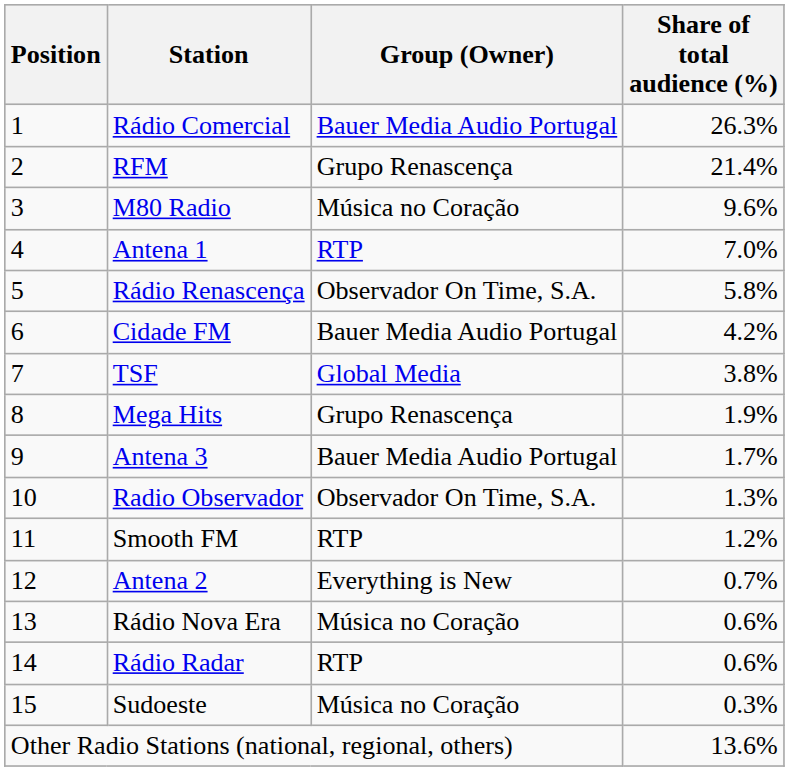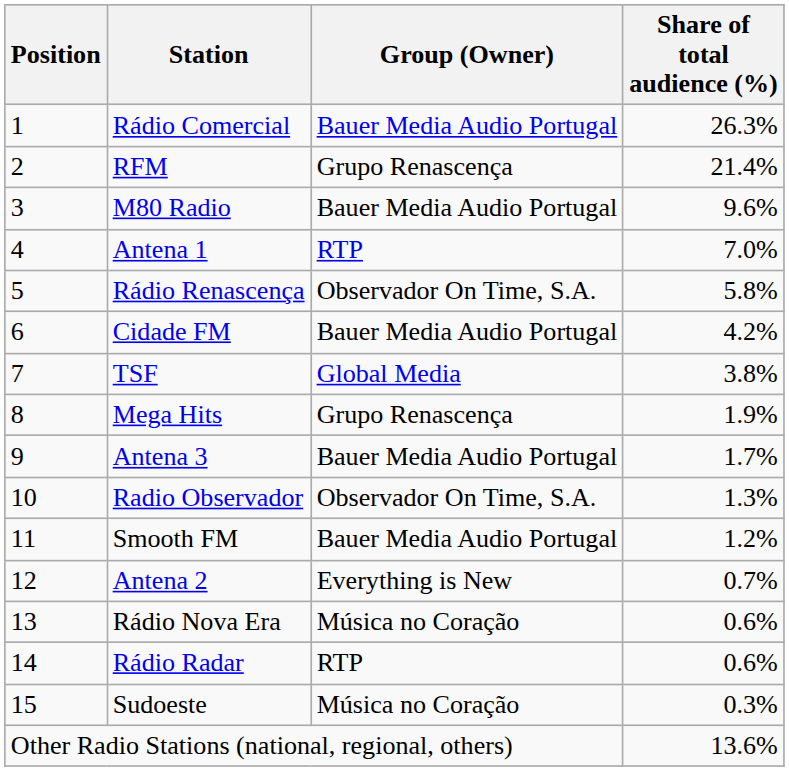(418, 207) Música no Coração -> (467, 207) Bauer Media Audio Portugal
(340, 538) RTP -> (467, 538) Bauer Media Audio Portugal
